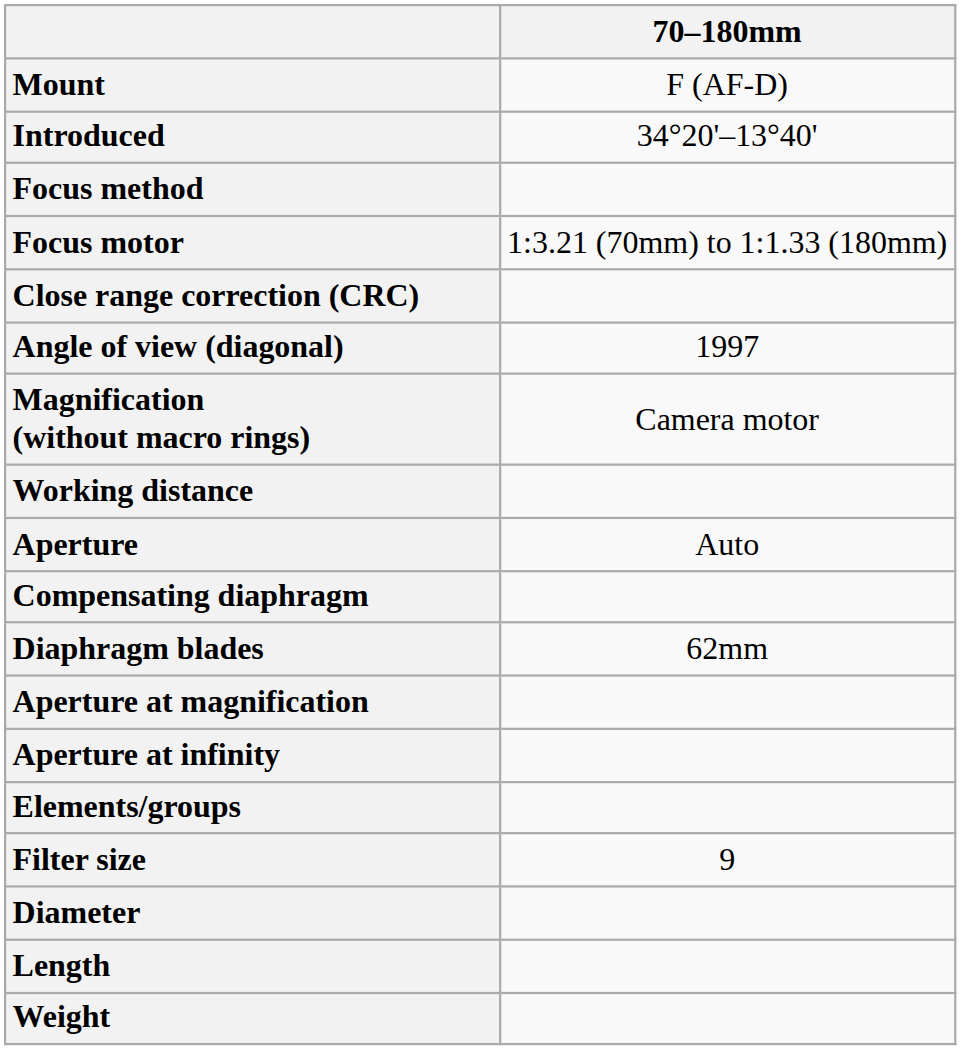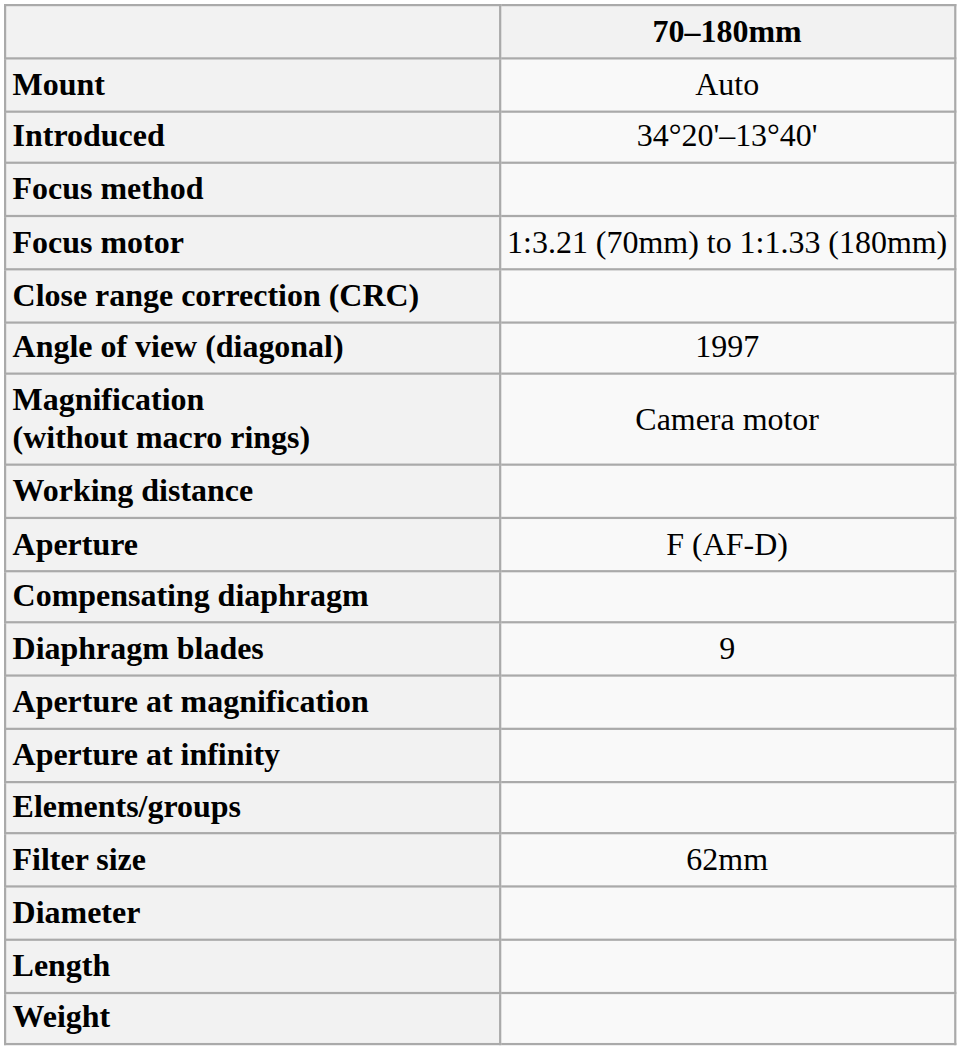(727, 83) F (AF‑D) -> (727, 83) Auto
(727, 543) Auto -> (727, 543) F (AF‑D)
(727, 648) 62mm -> (727, 648) 9
(727, 859) 9 -> (727, 859) 62mm
